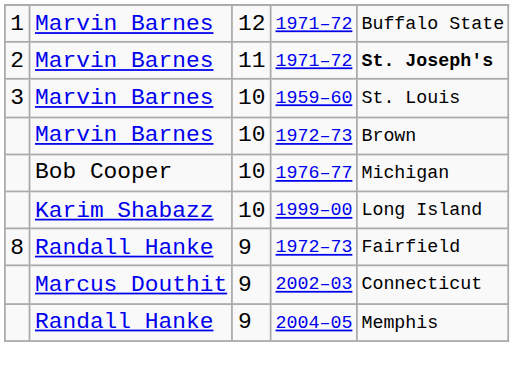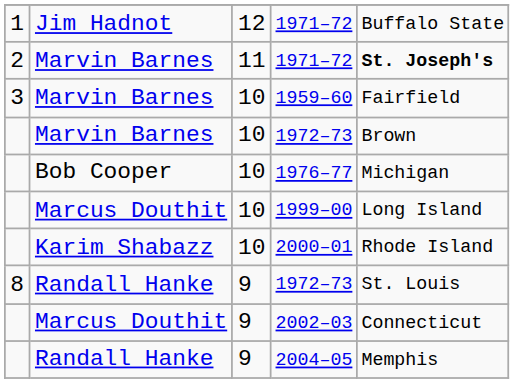(124, 24) Marvin Barnes -> (104, 24) Jim Hadnot
(411, 98) St. Louis -> (411, 98) Fairfield
(124, 210) Karim Shabazz -> (131, 210) Marcus Douthit
+ row: (17, 247)
(411, 247) Fairfield -> (411, 285) St. Louis
